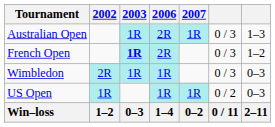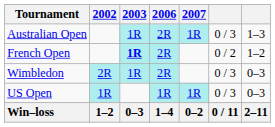(225, 53) 0 / 3 -> (225, 53) 0 / 2
(164, 72) 1R -> (164, 72) 2R
(225, 92) 0 / 2 -> (225, 92) 0 / 3
